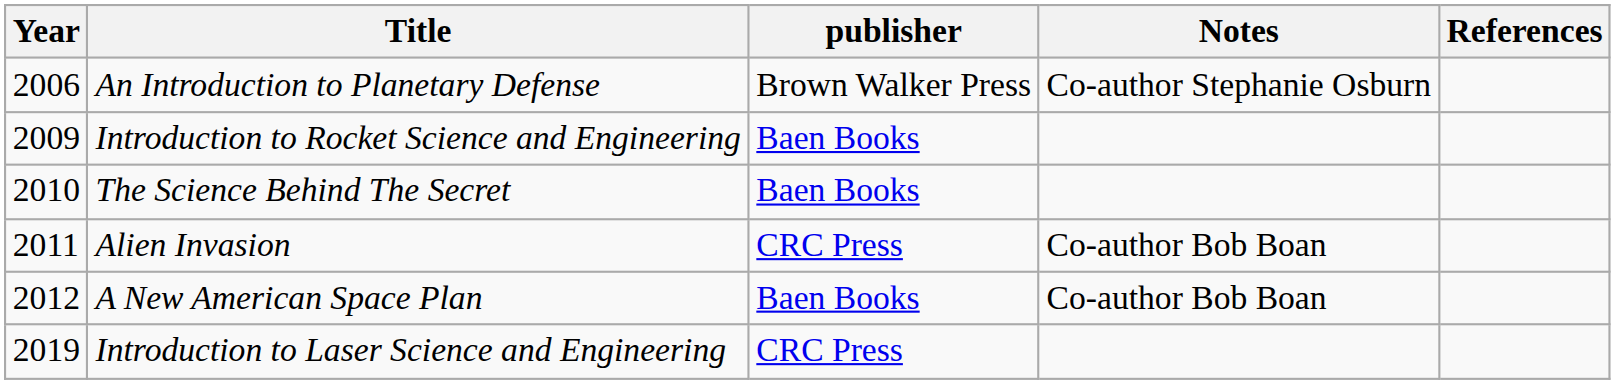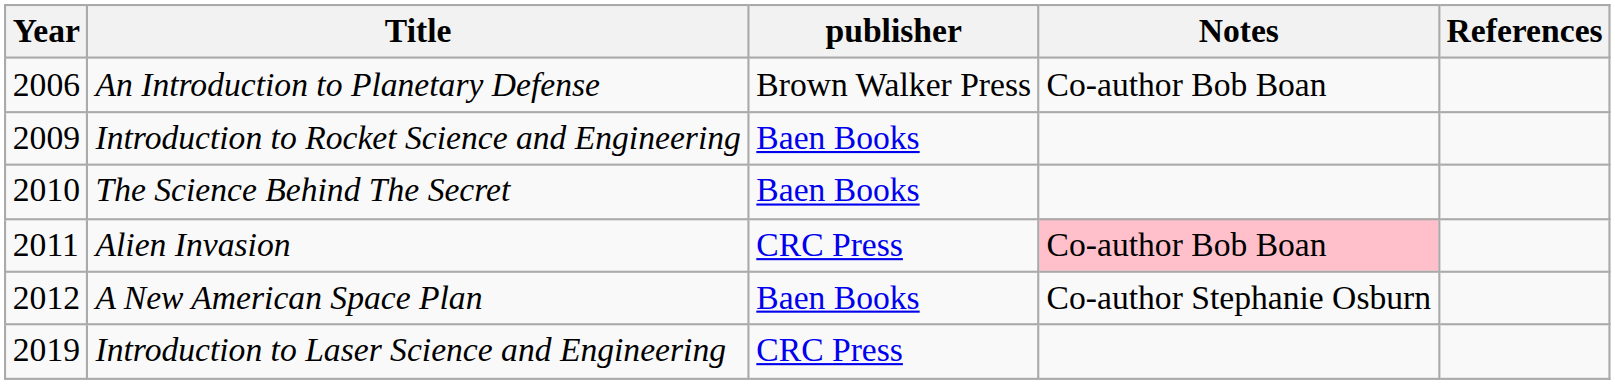(1239, 84) Co-author Stephanie Osburn -> (1187, 84) Co-author Bob Boan
(1187, 244) no background -> (1187, 244) pink background
(1187, 297) Co-author Bob Boan -> (1239, 297) Co-author Stephanie Osburn
